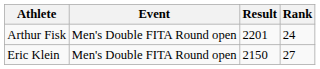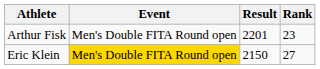(289, 34) 24 -> (289, 34) 23
(154, 54) no background -> (154, 54) gold background
